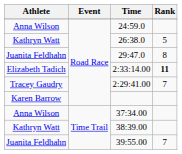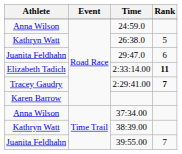(165, 55) 8 -> (165, 55) 6
(165, 84) normal -> (165, 84) bold
